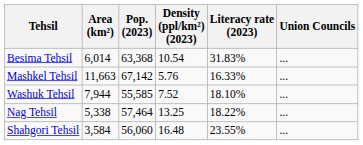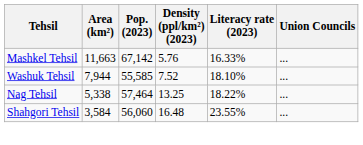- row: (40, 57)
